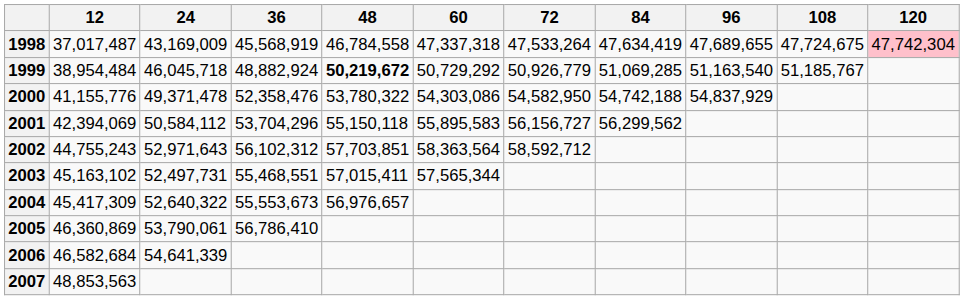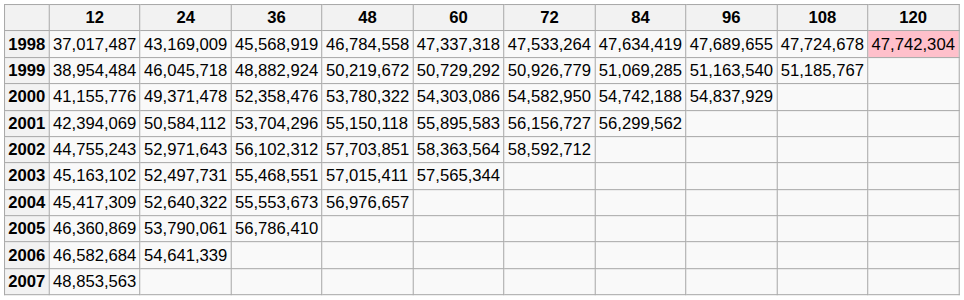(822, 44) 47,724,675 -> (822, 44) 47,724,678
(368, 70) bold -> (368, 70) normal
